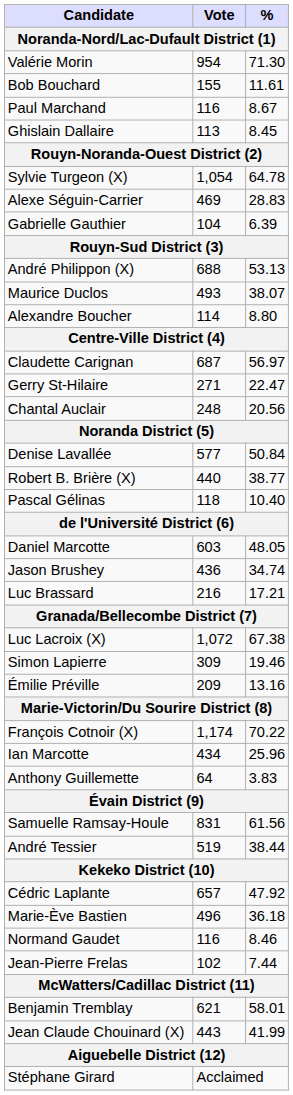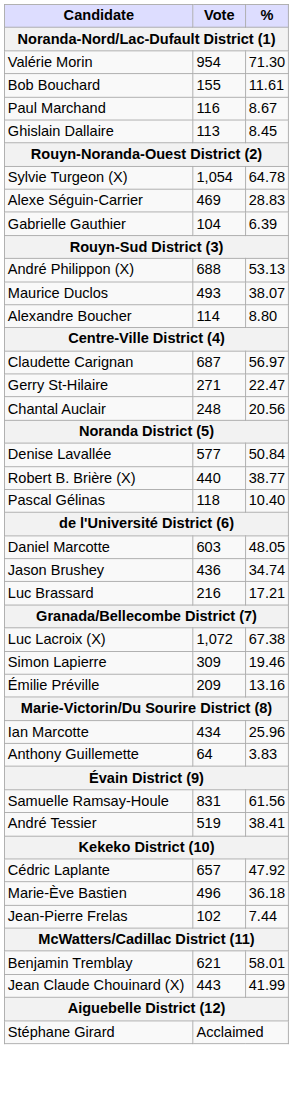- row: (73, 731)
(267, 847) 38.44 -> (267, 824) 38.41
- row: (64, 939)
